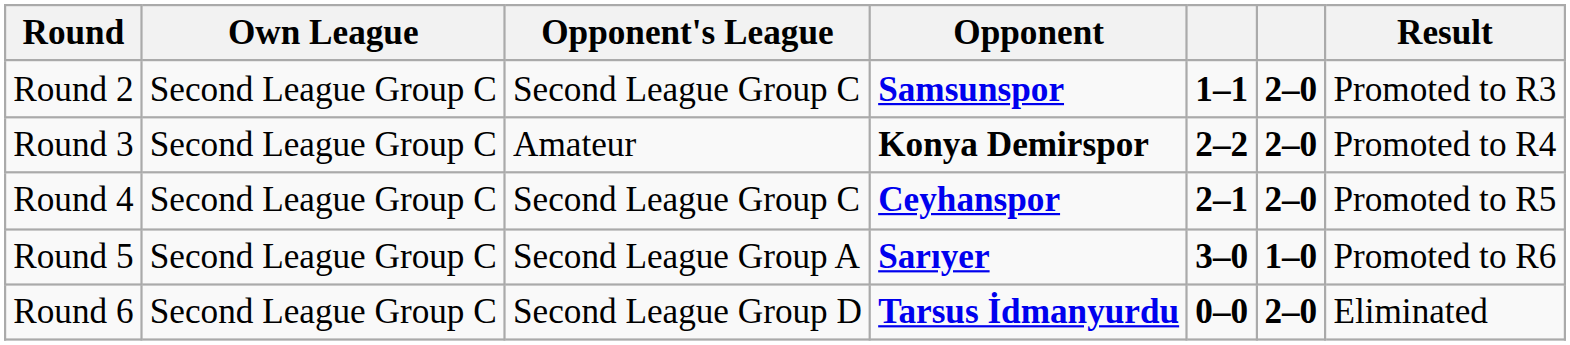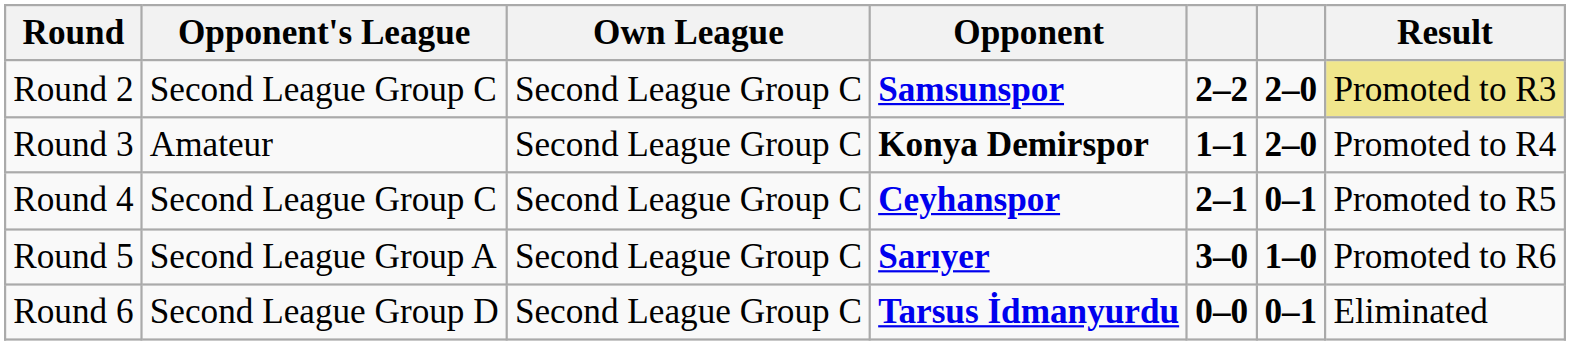columns swapped: (323, 32) <-> (687, 32)
(1222, 88) 1–1 -> (1222, 88) 2–2
(1445, 88) no background -> (1445, 88) khaki background
(1222, 144) 2–2 -> (1222, 144) 1–1
(1291, 199) 2–0 -> (1291, 199) 0–1
(1291, 311) 2–0 -> (1291, 311) 0–1
